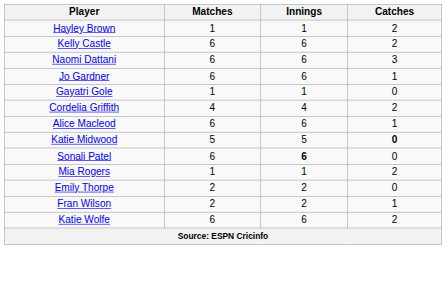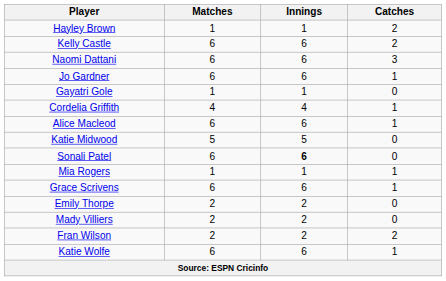(395, 108) 2 -> (395, 108) 1
(395, 140) bold -> (395, 140) normal
(395, 172) 2 -> (395, 172) 1
+ row: (84, 188)
+ row: (84, 220)
(395, 204) 1 -> (395, 236) 2
(395, 220) 2 -> (395, 252) 1
